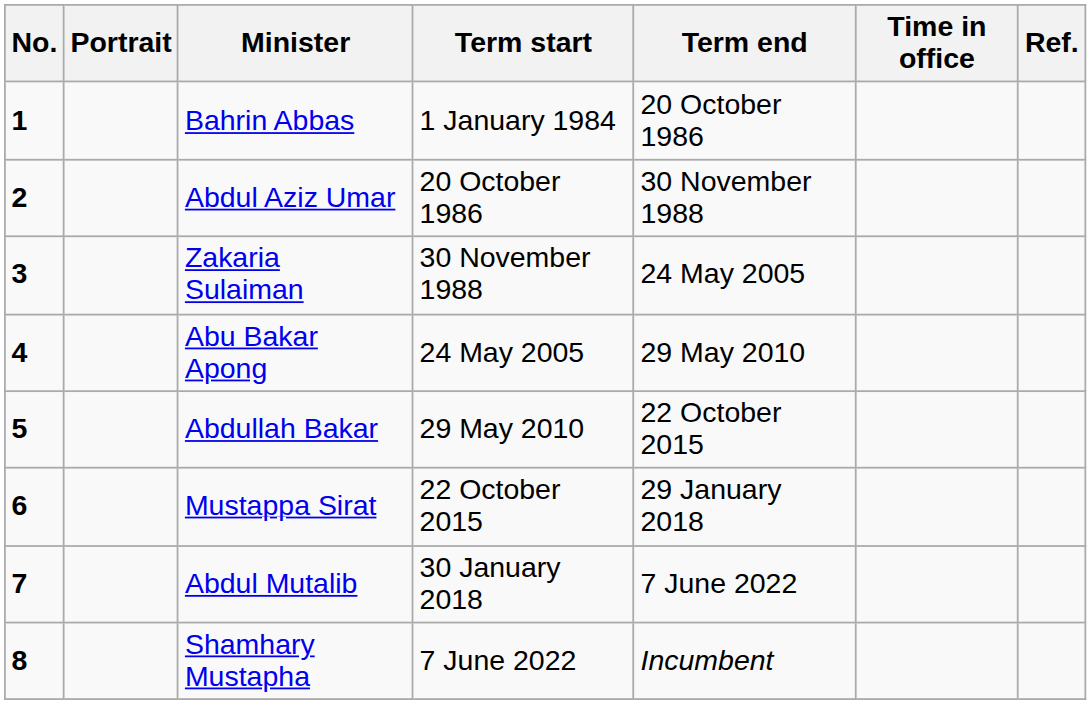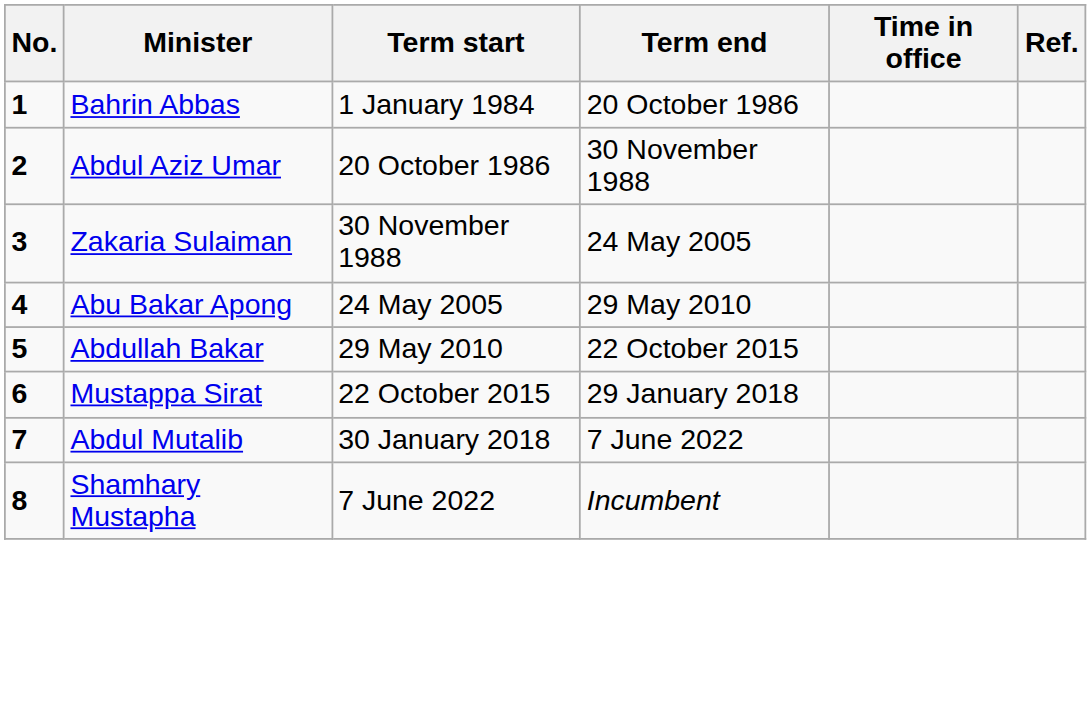- column: (121, 43)
